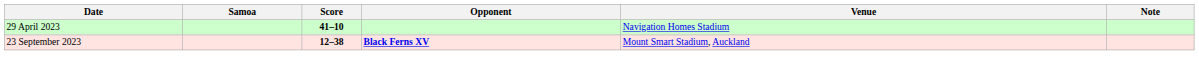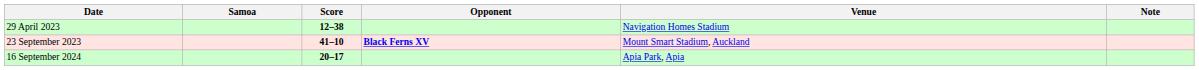(332, 27) 41–10 -> (332, 27) 12–38
(332, 42) 12–38 -> (332, 42) 41–10
+ row: (44, 57)
